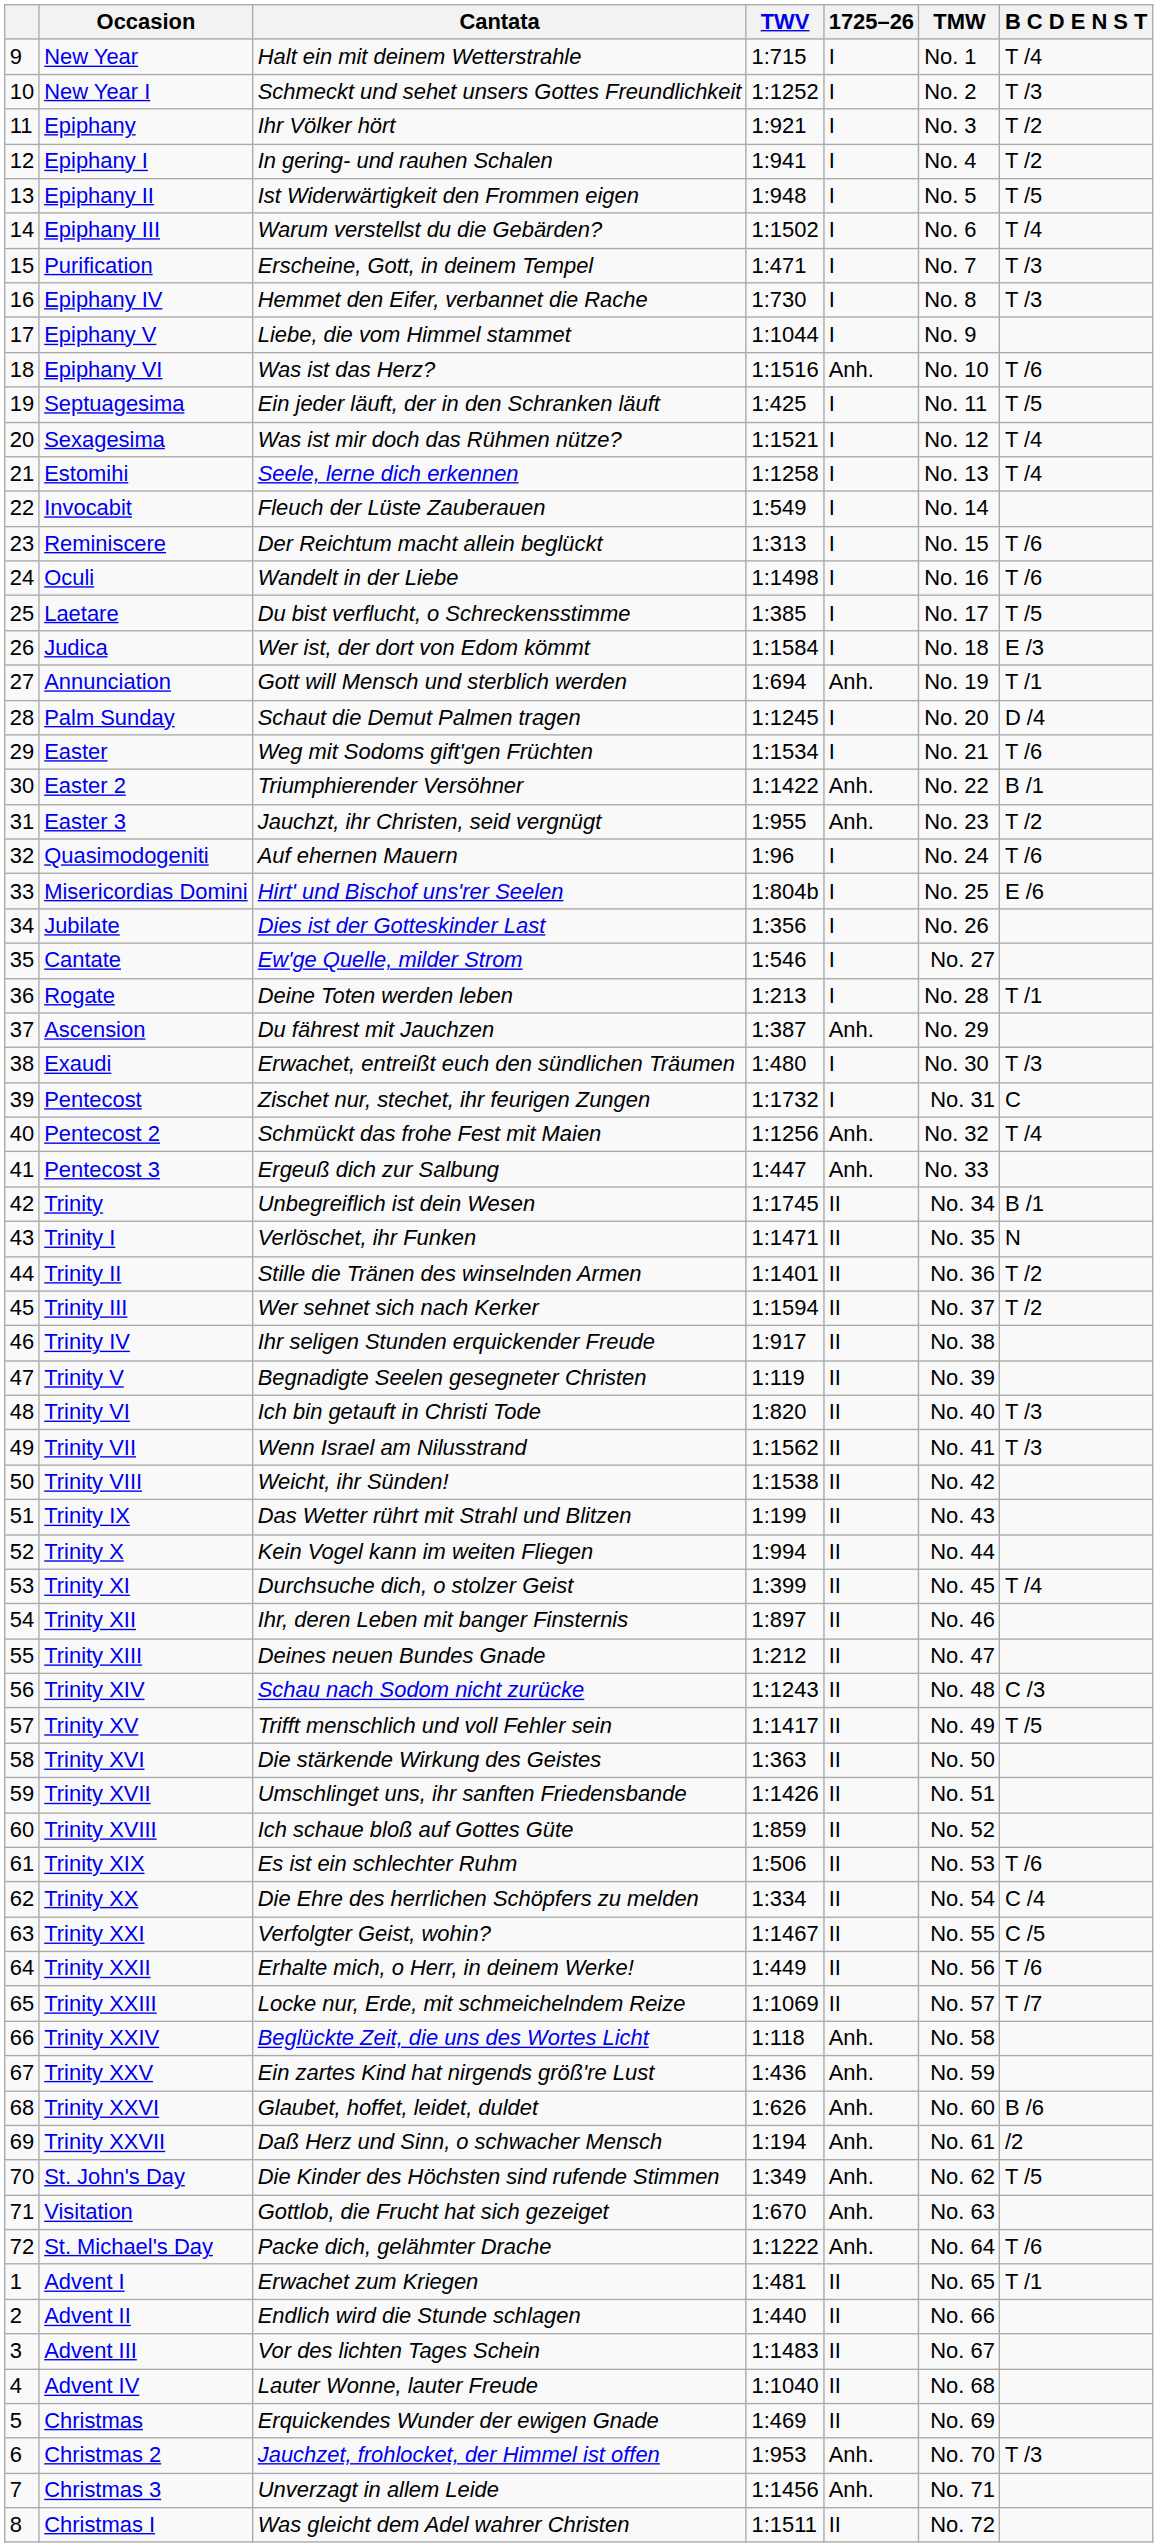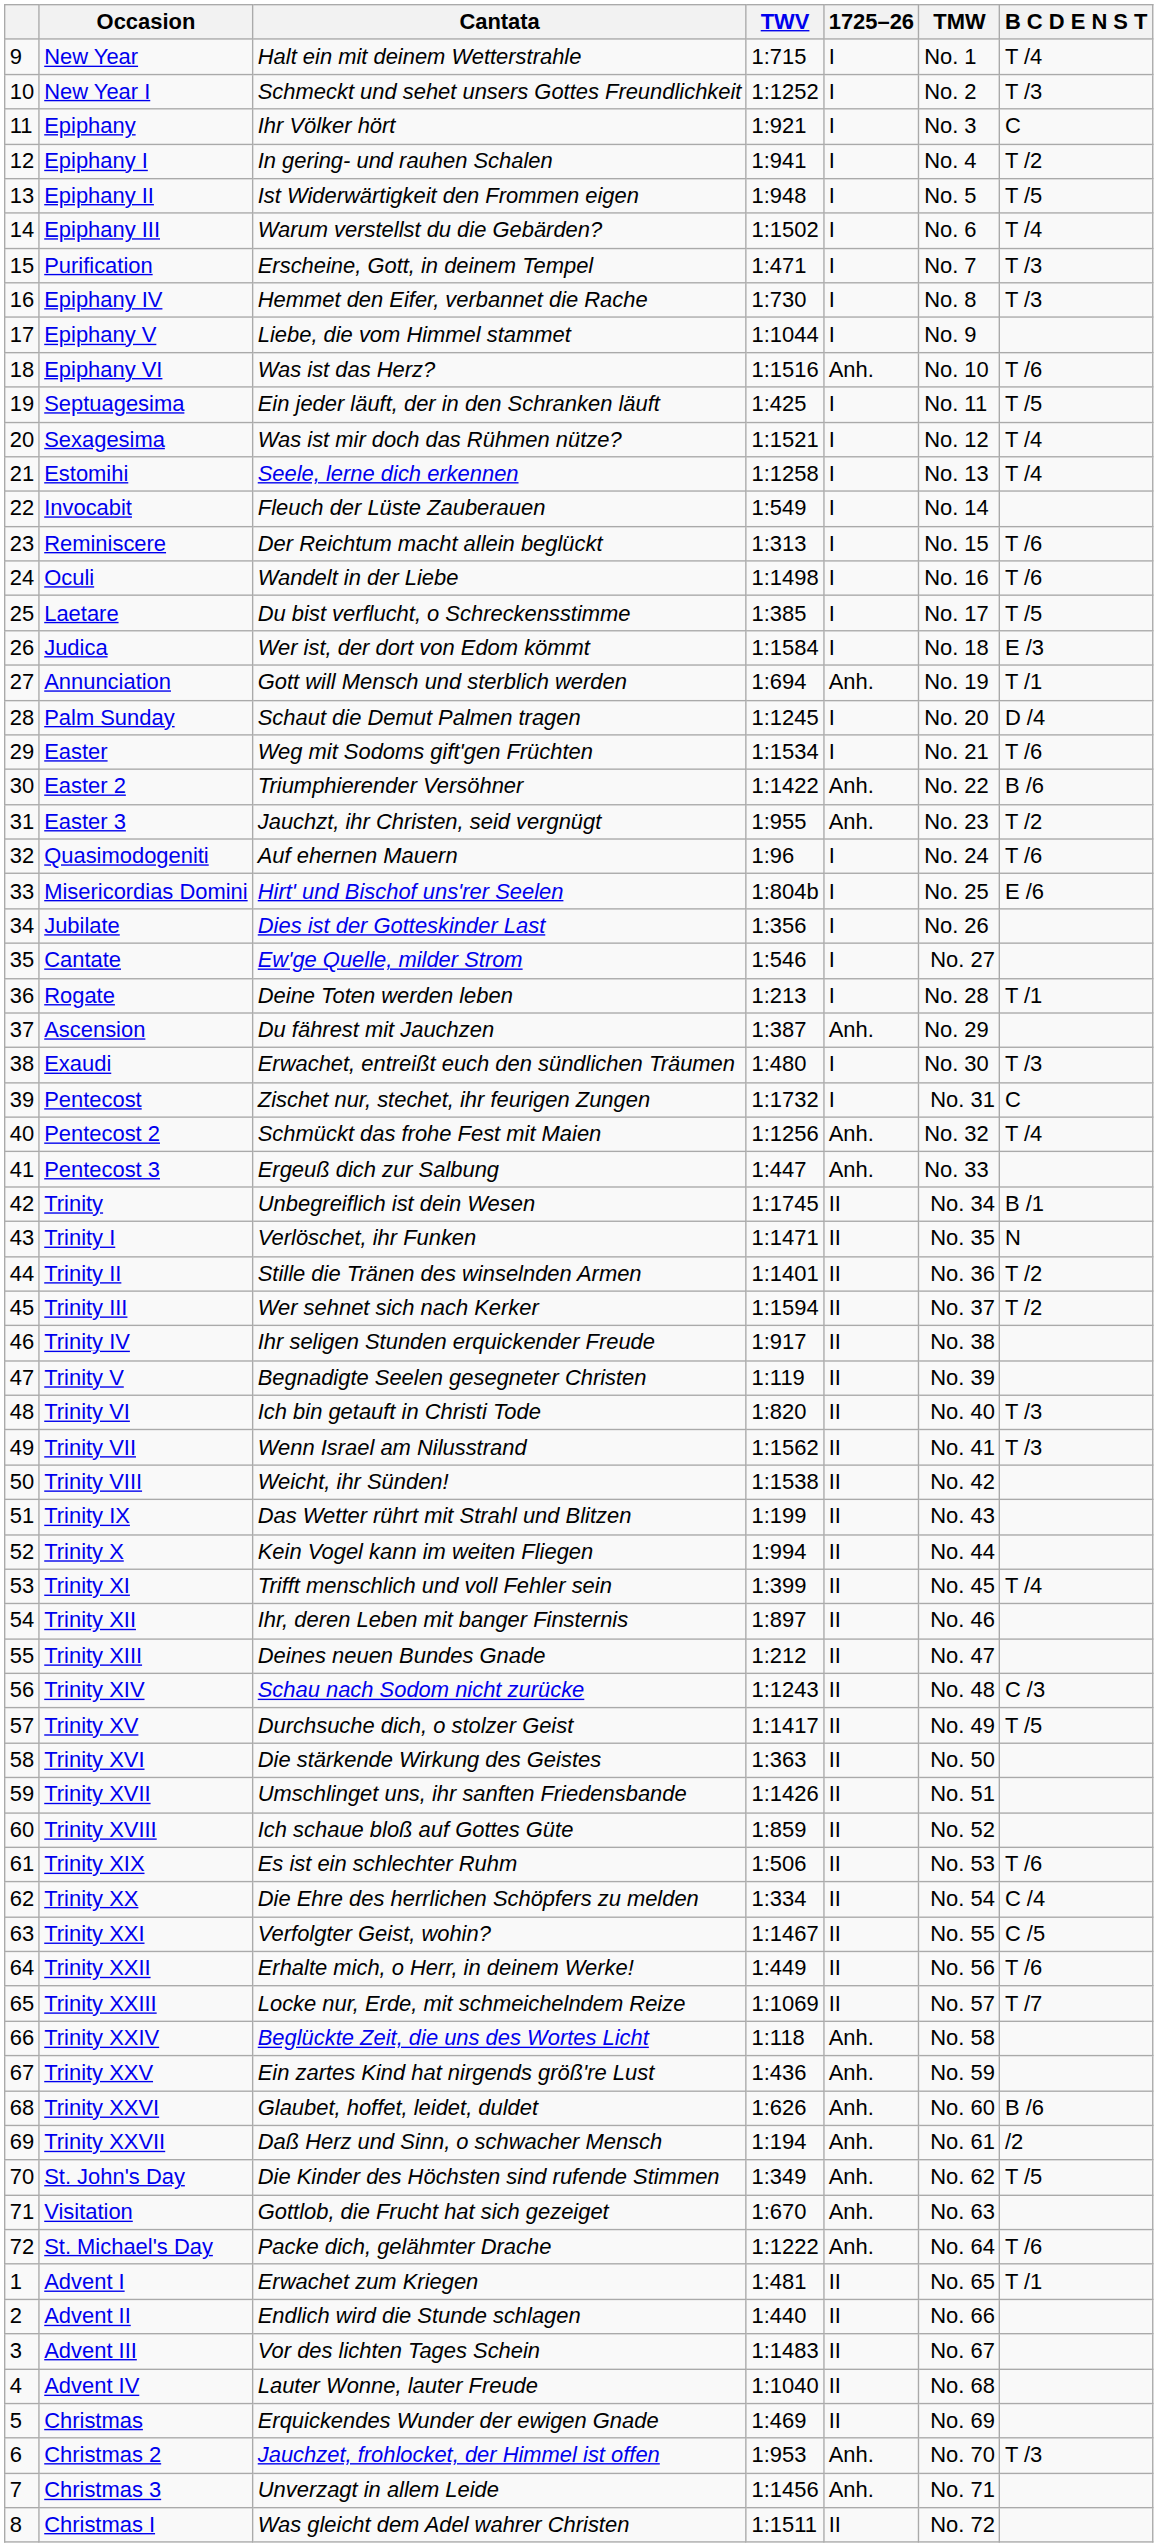(1024, 126) T /2 -> (1013, 126) C
(1024, 786) B /1 -> (1024, 786) B /6
(416, 1586) Durchsuche dich, o stolzer Geist -> (435, 1586) Trifft menschlich und voll Fehler sein
(435, 1725) Trifft menschlich und voll Fehler sein -> (416, 1725) Durchsuche dich, o stolzer Geist
